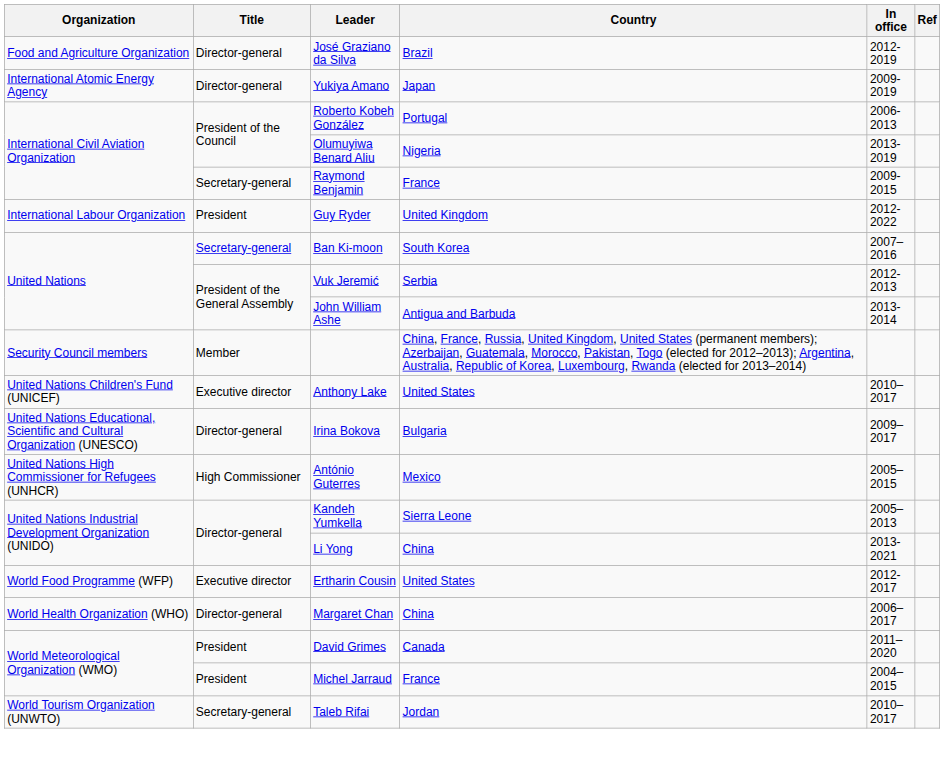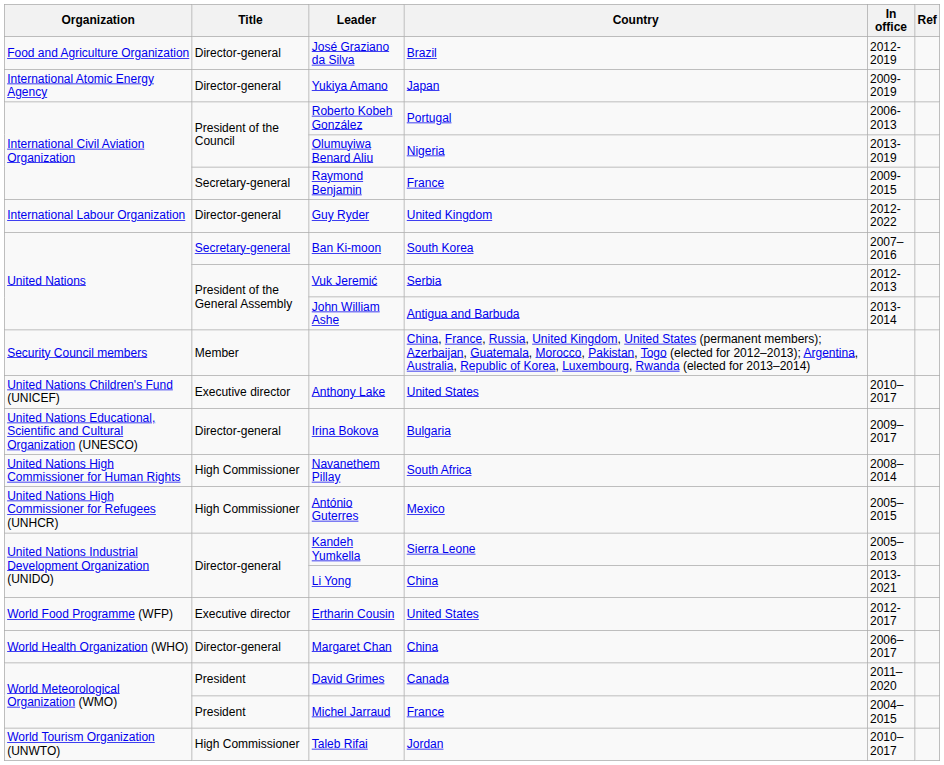(221, 215) President -> (238, 215) Director-general
+ row: (346, 470)
(244, 711) Secretary-general -> (247, 744) High Commissioner
